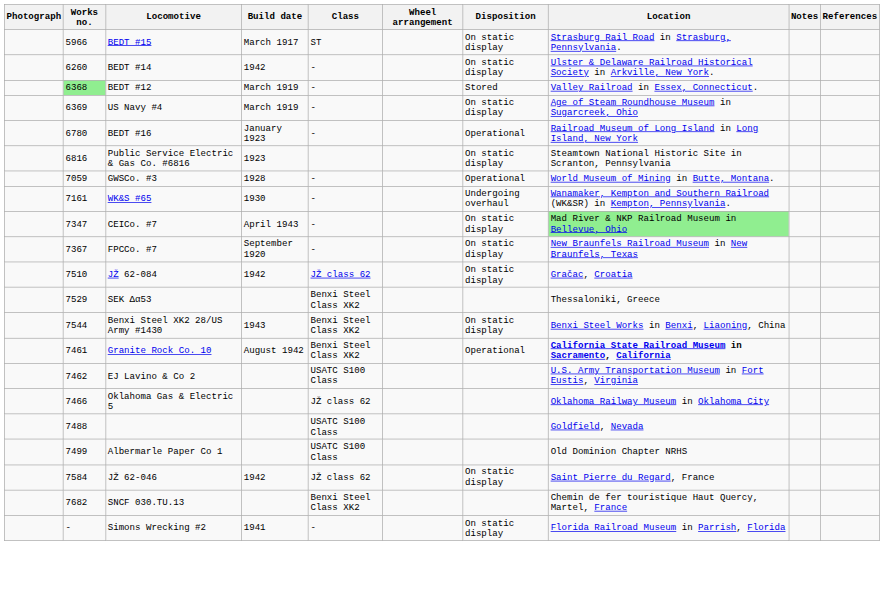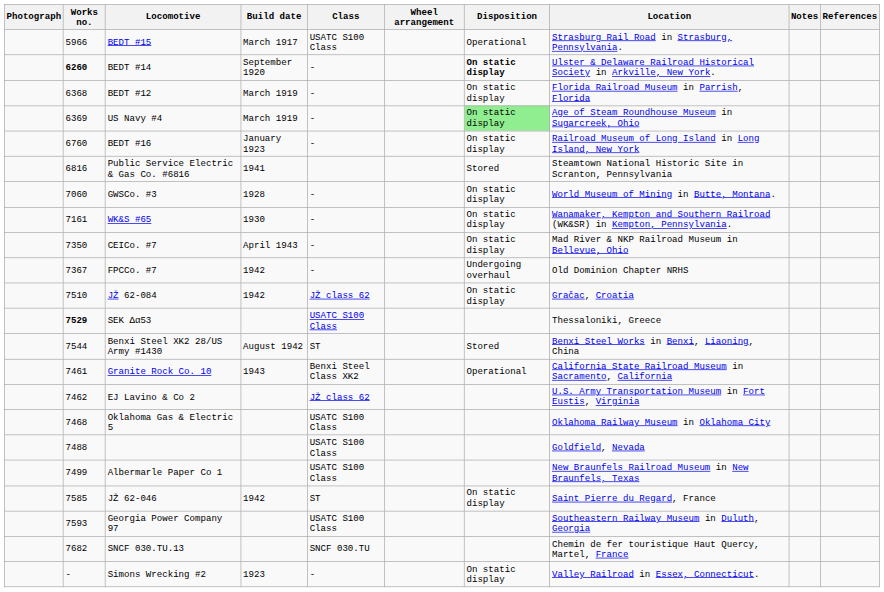(316, 42) ST -> (337, 42) USATC S100 Class
(490, 42) On static display -> (497, 42) Operational
(76, 68) normal -> (76, 68) bold
(255, 68) 1942 -> (268, 68) September 1920
(490, 68) normal -> (491, 68) bold
(76, 88) lightgreen background -> (76, 93) no background
(481, 88) Stored -> (491, 93) On static display
(654, 88) Valley Railroad in Essex, Connecticut. -> (648, 93) Florida Railroad Museum in Parrish, Florida
(490, 108) no background -> (491, 118) lightgreen background
(76, 133) 6780 -> (76, 144) 6760
(495, 133) Operational -> (491, 144) On static display
(255, 159) 1923 -> (254, 169) 1941
(490, 159) On static display -> (483, 169) Stored
(76, 179) 7059 -> (76, 194) 7060
(495, 179) Operational -> (491, 194) On static display
(492, 199) Undergoing overhaul -> (491, 220) On static display
(76, 224) 7347 -> (76, 245) 7350
(643, 224) lightgreen background -> (645, 245) no background
(268, 249) September 1920 -> (254, 270) 1942
(490, 249) On static display -> (494, 270) Undergoing overhaul
(649, 249) New Braunfels Railroad Museum in New Braunfels, Texas -> (620, 270) Old Dominion Chapter NRHS
(76, 300) normal -> (76, 321) bold
(341, 300) Benxi Steel Class XK2 -> (337, 321) USATC S100 Class
(255, 325) 1943 -> (273, 346) August 1942
(341, 325) Benxi Steel Class XK2 -> (315, 346) ST
(490, 325) On static display -> (483, 346) Stored
(274, 351) August 1942 -> (254, 372) 1943
(646, 351) bold -> (648, 372) normal
(338, 376) USATC S100 Class -> (340, 397) JŽ class 62
(76, 401) 7466 -> (76, 422) 7468
(341, 401) JŽ class 62 -> (337, 422) USATC S100 Class
(619, 452) Old Dominion Chapter NRHS -> (650, 473) New Braunfels Railroad Museum in New Braunfels, Texas
(76, 477) 7584 -> (76, 498) 7585
(341, 477) JŽ class 62 -> (315, 498) ST
+ row: (165, 524)
(341, 503) Benxi Steel Class XK2 -> (340, 549) SNCF 030.TU
(255, 528) 1941 -> (254, 574) 1923
(668, 528) Florida Railroad Museum in Parrish, Florida -> (656, 574) Valley Railroad in Essex, Connecticut.
